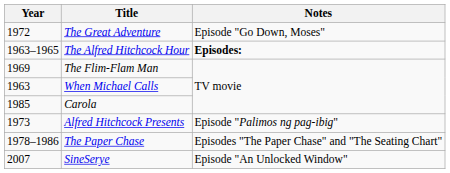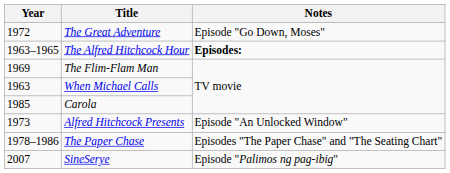(266, 123) Episode "Palimos ng pag-ibig" -> (271, 123) Episode "An Unlocked Window"
(271, 159) Episode "An Unlocked Window" -> (266, 159) Episode "Palimos ng pag-ibig"
